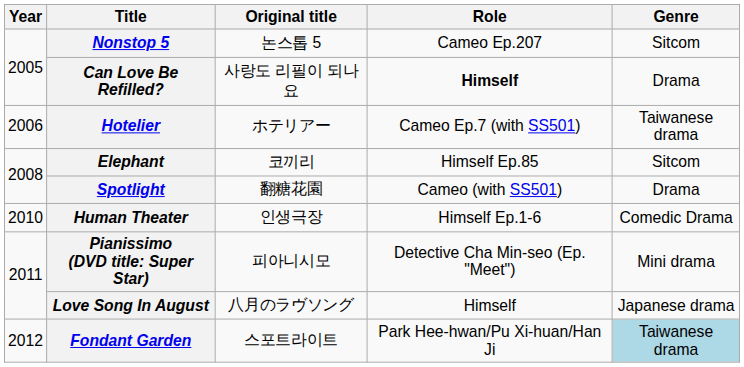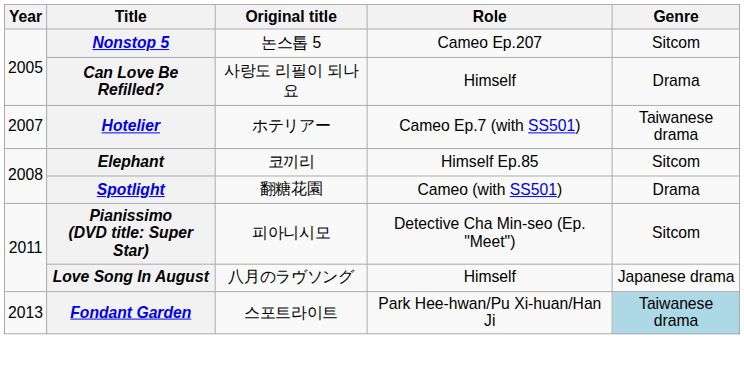(490, 81) bold -> (490, 81) normal
(26, 126) 2006 -> (26, 126) 2007
- row: (131, 217)
(676, 261) Mini drama -> (676, 233) Sitcom
(26, 340) 2012 -> (26, 312) 2013
